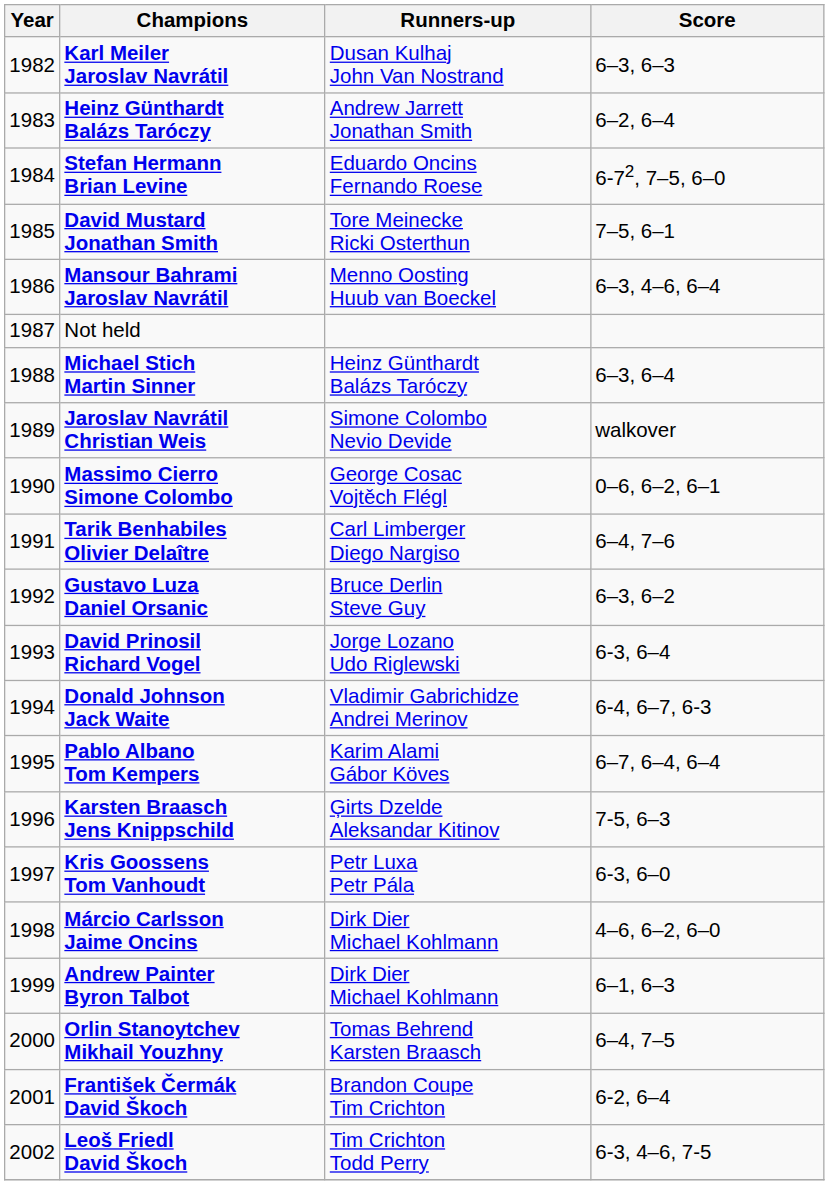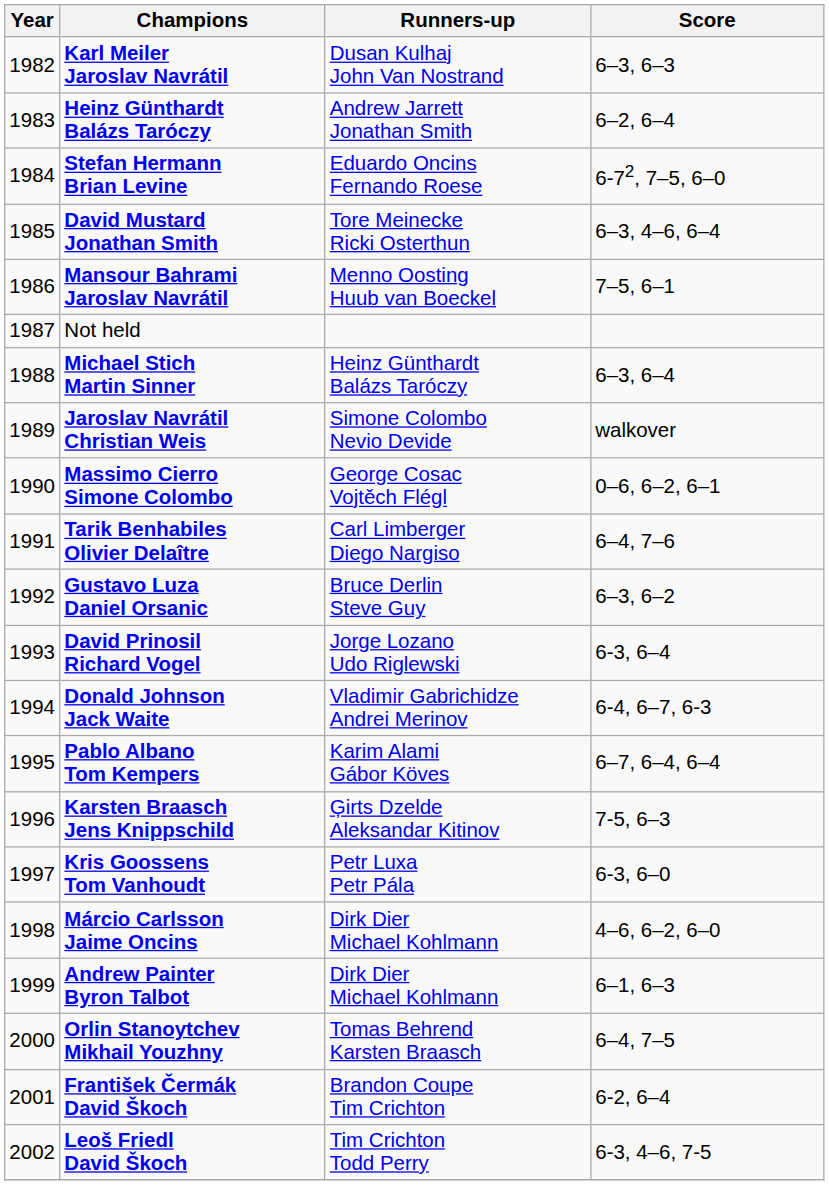(635, 231) 7–5, 6–1 -> (658, 231) 6–3, 4–6, 6–4
(658, 286) 6–3, 4–6, 6–4 -> (635, 286) 7–5, 6–1
